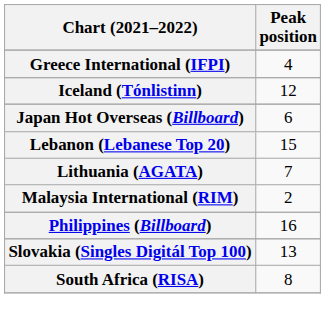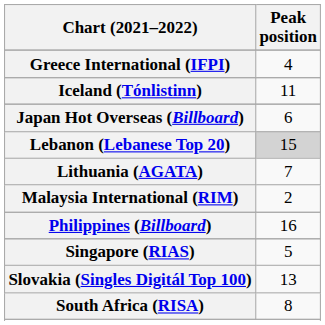(288, 90) 12 -> (288, 90) 11
(288, 144) no background -> (288, 144) lightgrey background
+ row: (130, 252)
